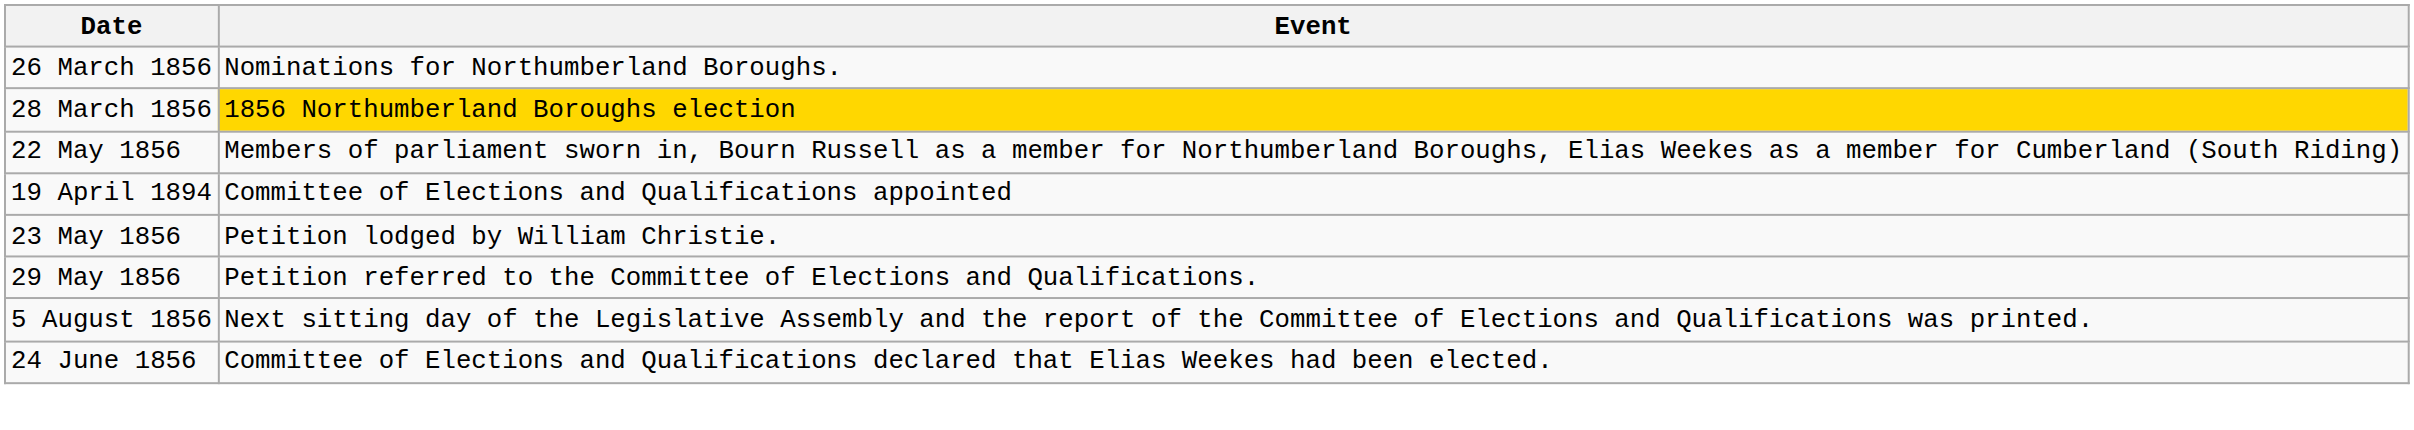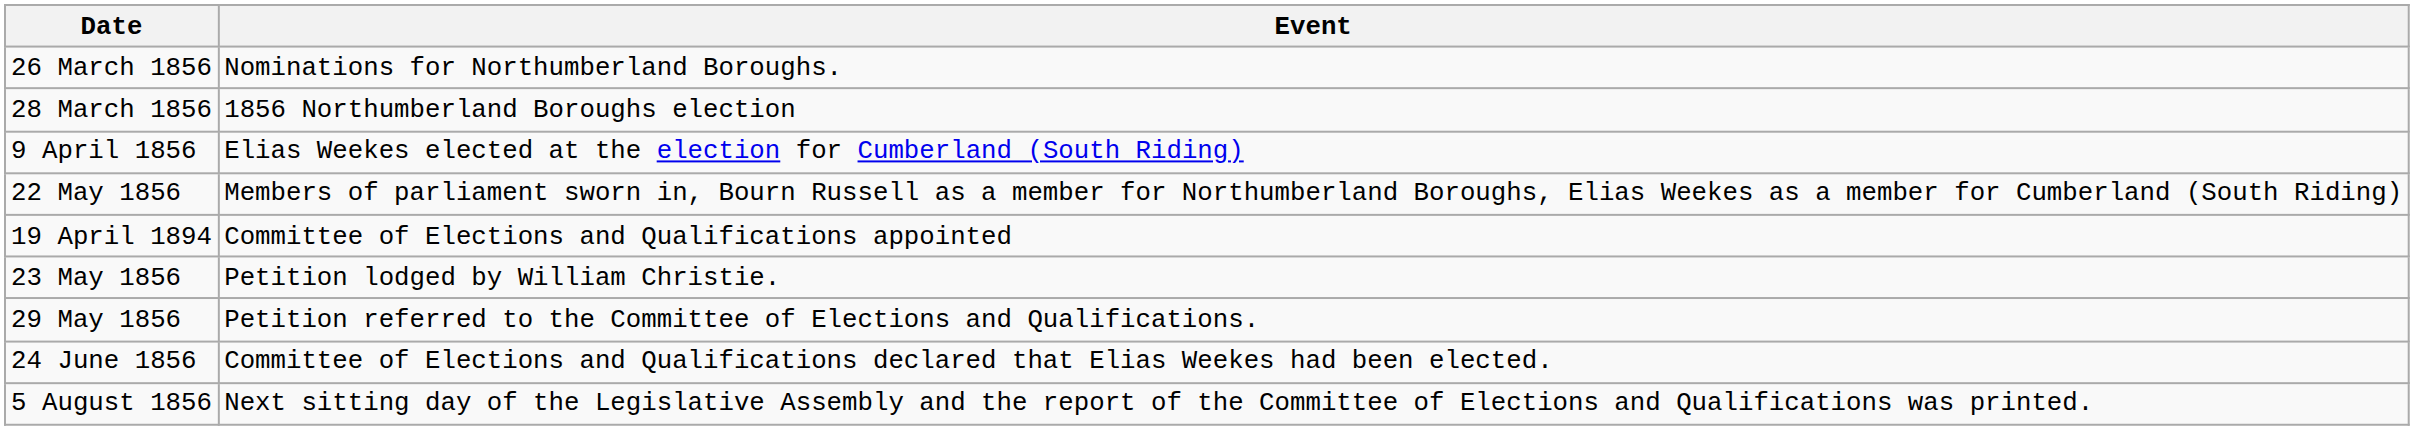(510, 110) gold background -> (510, 110) no background
+ row: (104, 152)
rows swapped: (104, 362) <-> (112, 320)
